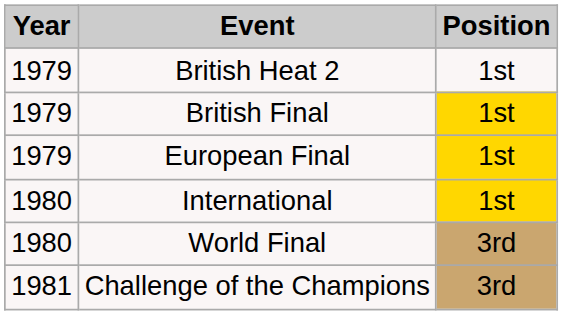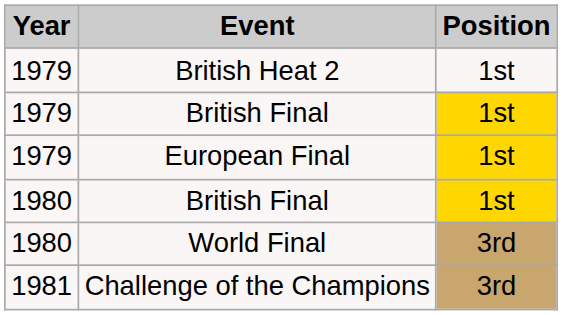+ row: (42, 200)
- row: (42, 200)
